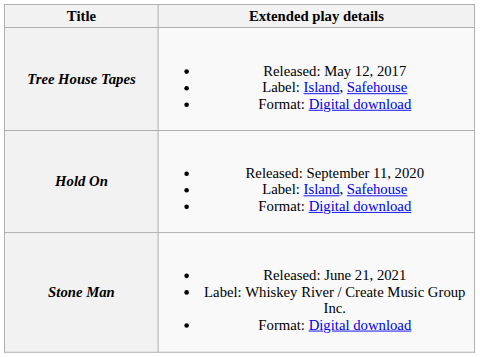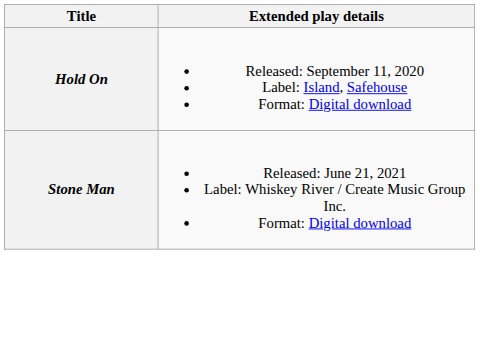- row: (81, 79)
